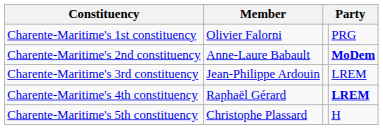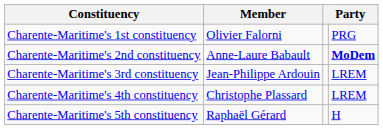(246, 94) Raphaël Gérard -> (257, 94) Christophe Plassard
(350, 94) bold -> (349, 94) normal
(257, 114) Christophe Plassard -> (246, 114) Raphaël Gérard
